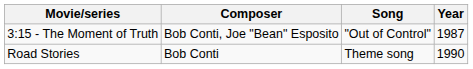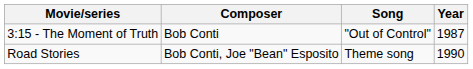(251, 34) Bob Conti, Joe "Bean" Esposito -> (191, 34) Bob Conti
(191, 53) Bob Conti -> (251, 53) Bob Conti, Joe "Bean" Esposito
